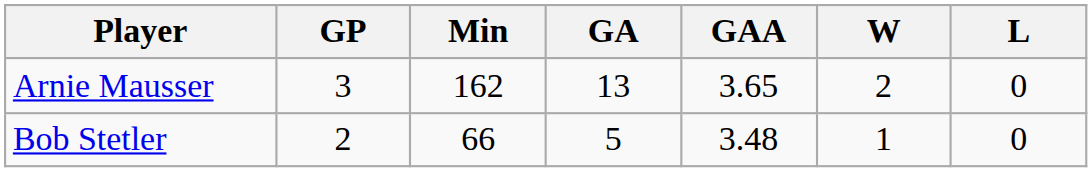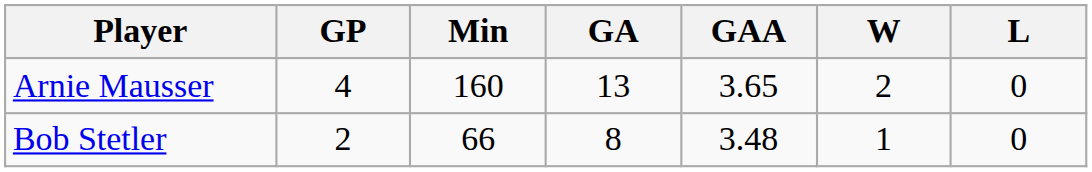(343, 85) 3 -> (343, 85) 4
(478, 85) 162 -> (478, 85) 160
(613, 138) 5 -> (613, 138) 8
